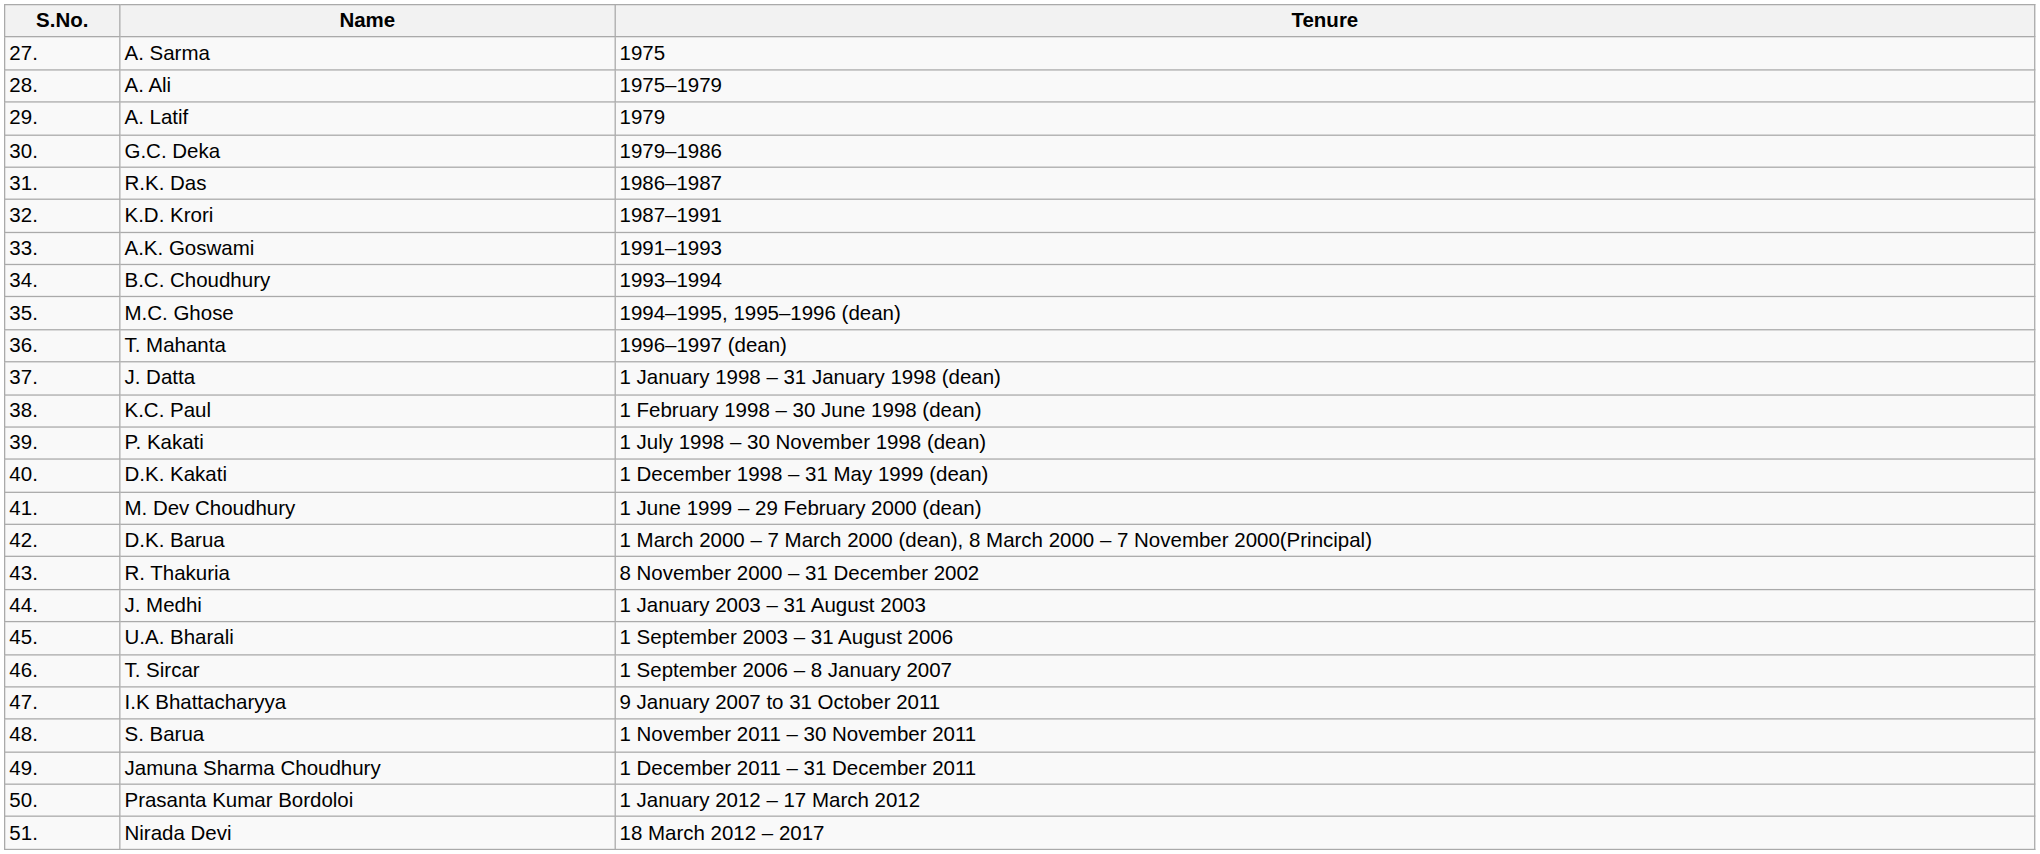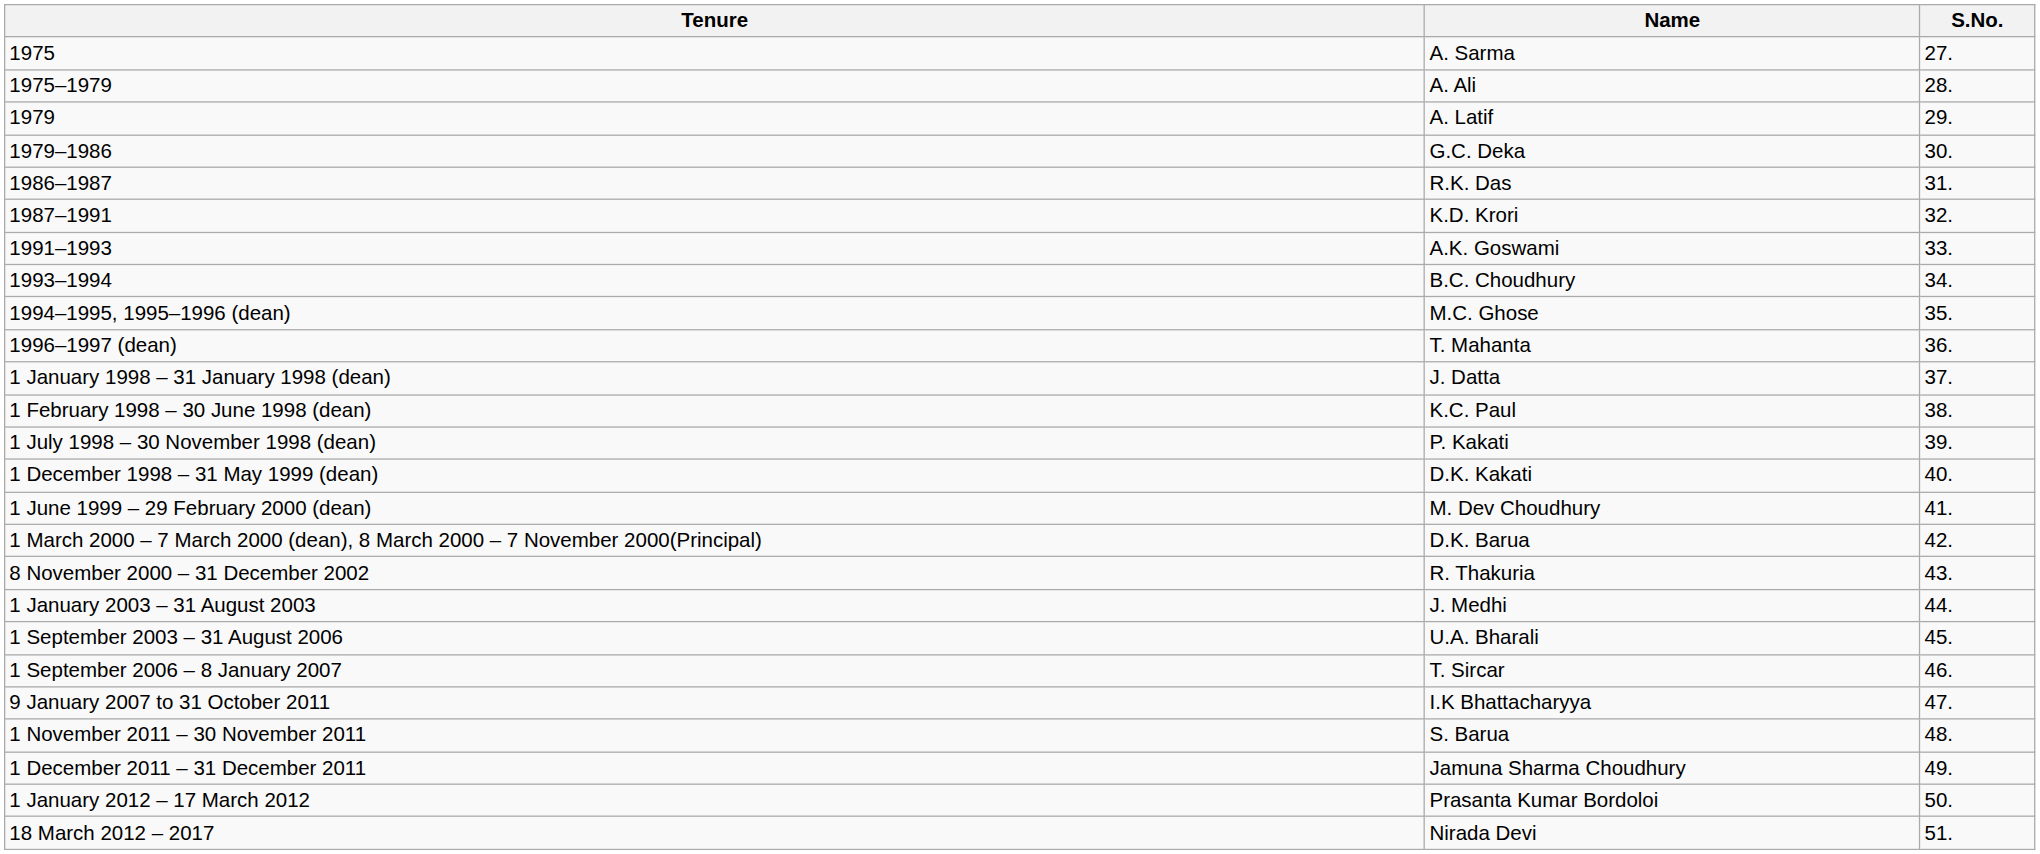columns swapped: (62, 20) <-> (1325, 20)
